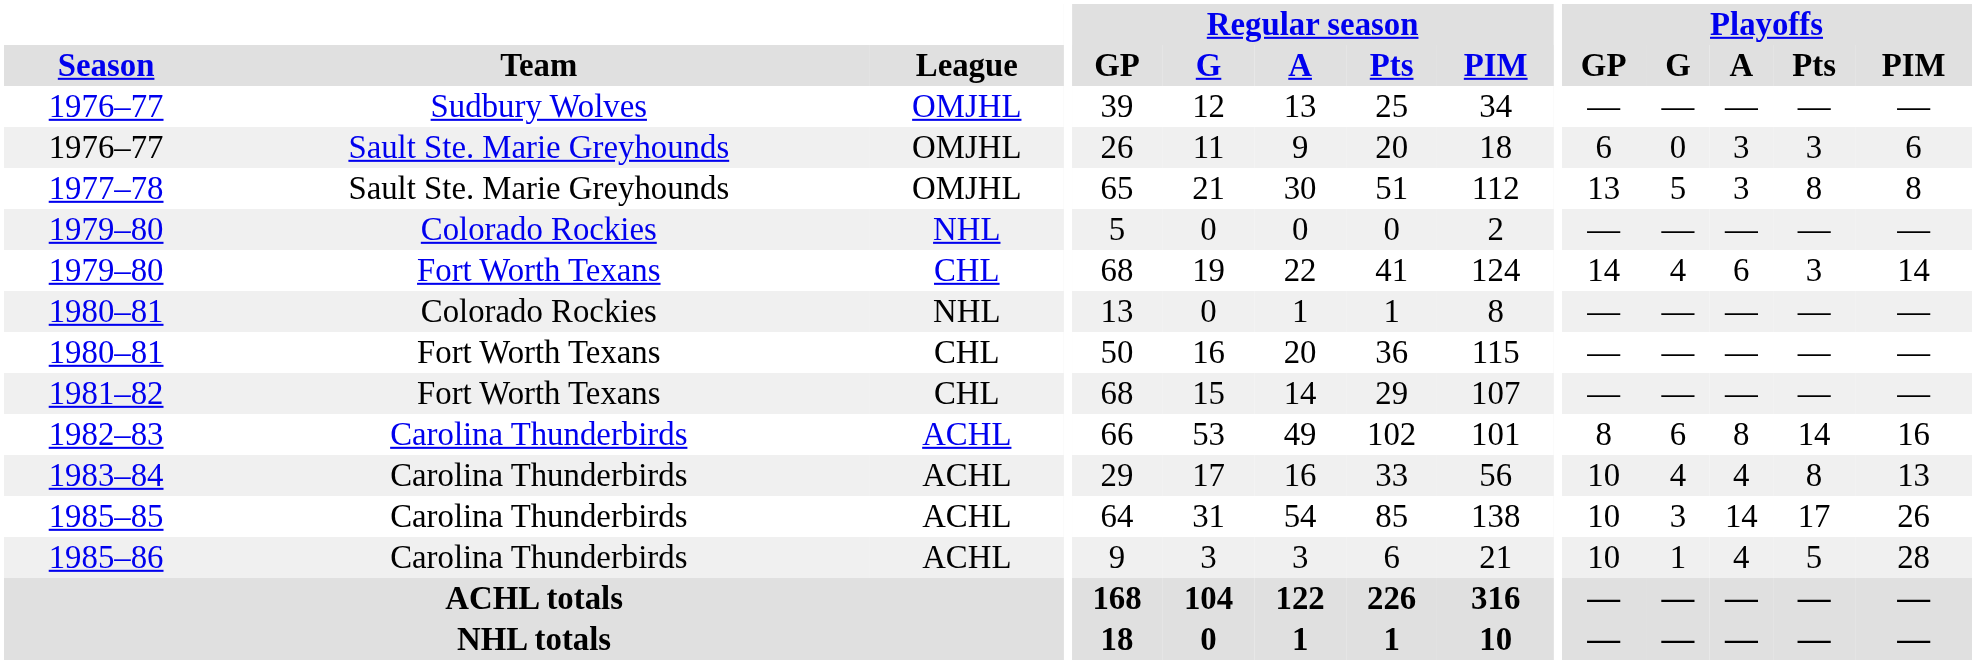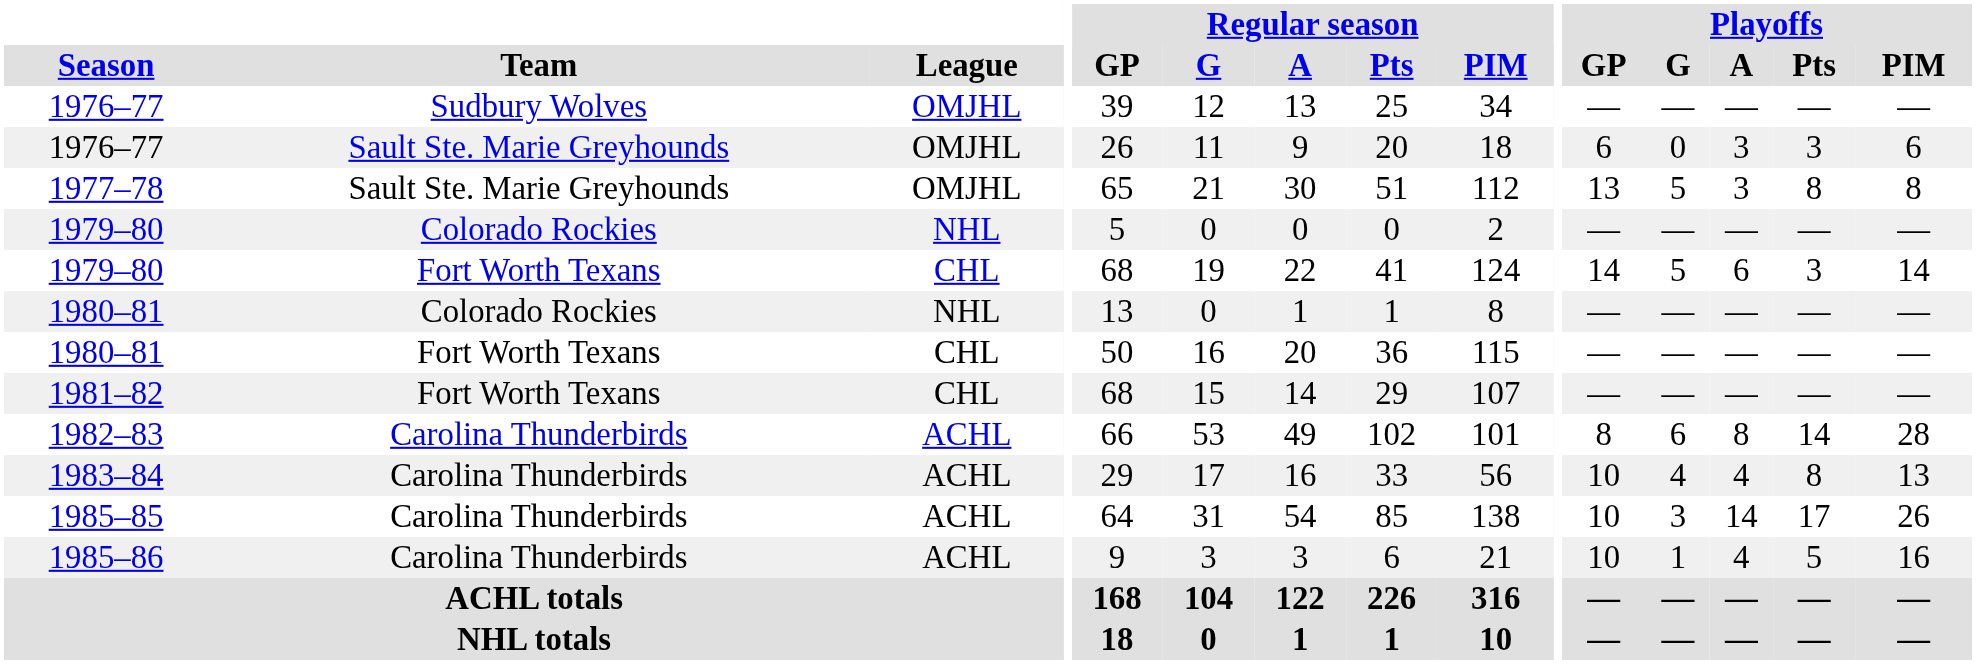(1678, 269) 4 -> (1678, 269) 5
(1914, 433) 16 -> (1914, 433) 28
(1914, 556) 28 -> (1914, 556) 16
